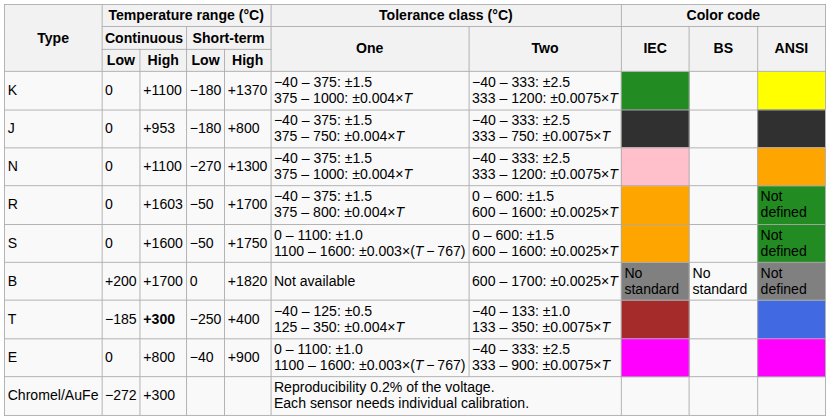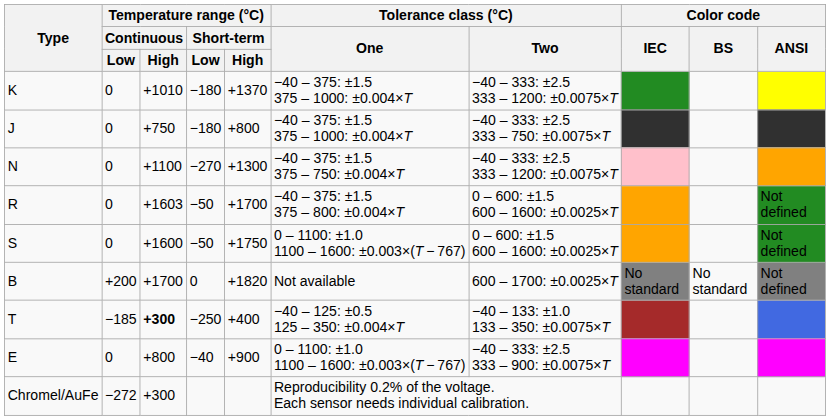(163, 90) +1100 -> (163, 90) +1010
(159, 128) +953 -> (159, 128) +750
(339, 128) −40 – 375: ±1.5 375 – 750: ±0.004×T -> (343, 128) −40 – 375: ±1.5 375 – 1000: ±0.004×T
(343, 166) −40 – 375: ±1.5 375 – 1000: ±0.004×T -> (339, 166) −40 – 375: ±1.5 375 – 750: ±0.004×T
